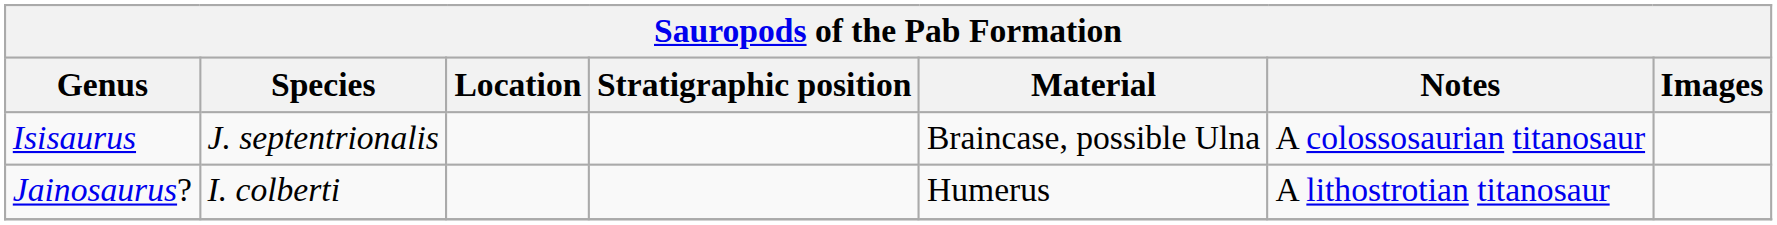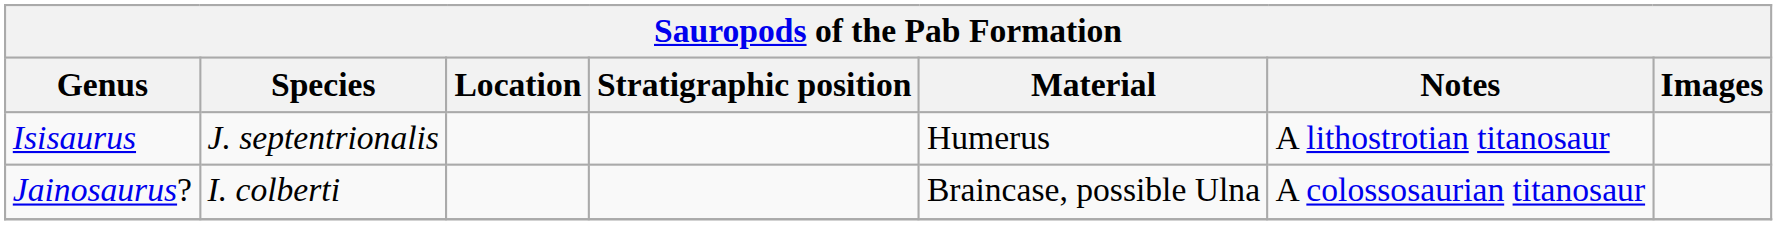(1094, 137) Braincase, possible Ulna -> (989, 137) Humerus
(1460, 137) A colossosaurian titanosaur -> (1443, 137) A lithostrotian titanosaur
(989, 191) Humerus -> (1094, 191) Braincase, possible Ulna
(1443, 191) A lithostrotian titanosaur -> (1460, 191) A colossosaurian titanosaur
